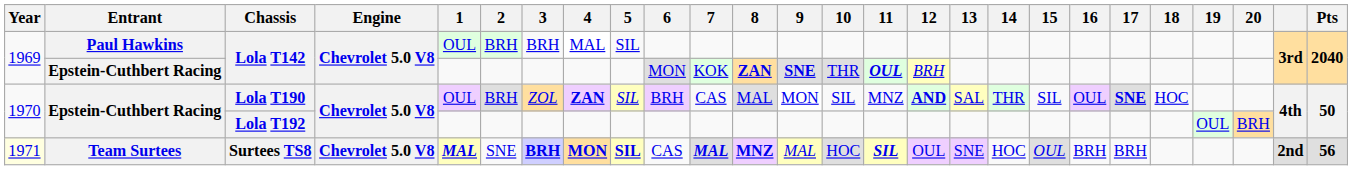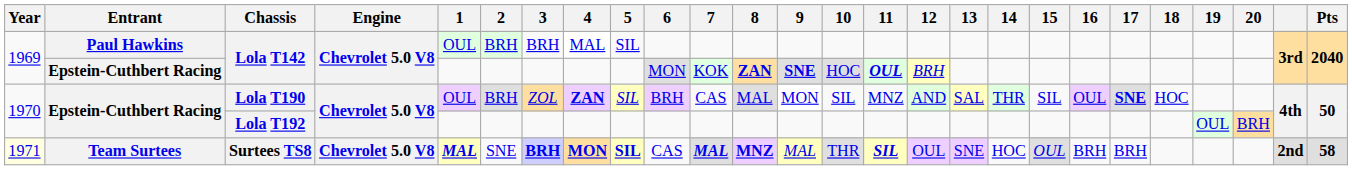(843, 71) THR -> (843, 71) HOC
(929, 97) bold -> (929, 97) normal
(843, 151) HOC -> (843, 151) THR
(1327, 151) 56 -> (1327, 151) 58
